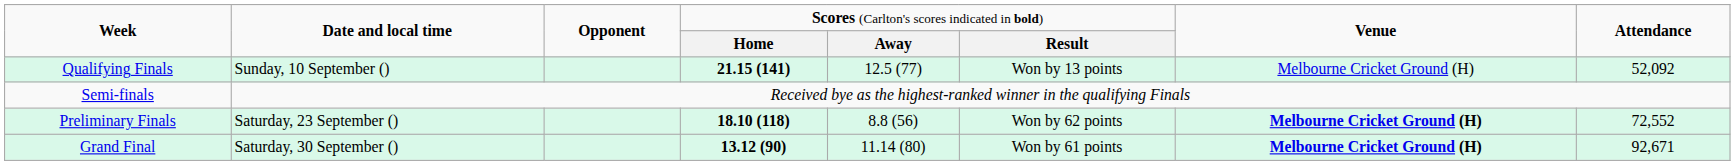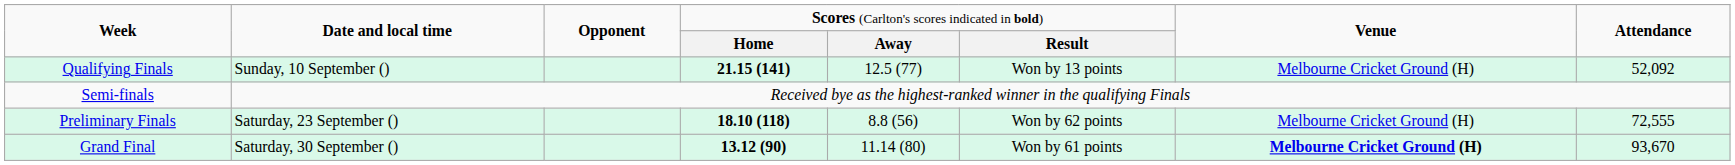(1376, 121) bold -> (1376, 121) normal
(1653, 121) 72,552 -> (1653, 121) 72,555
(1653, 147) 92,671 -> (1653, 147) 93,670
